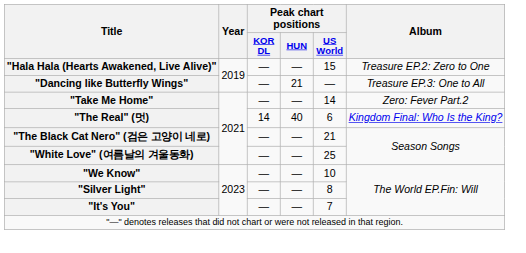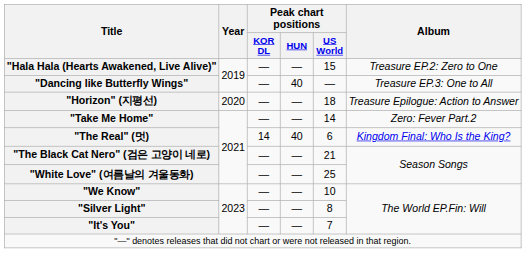(297, 83) 21 -> (297, 83) 40
+ row: (112, 101)
